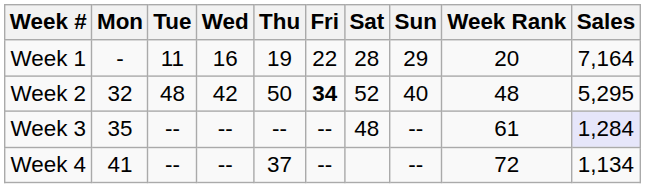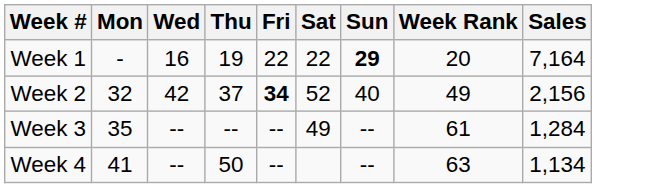- column: (172, 22)
(367, 57) 28 -> (318, 57) 22
(416, 57) normal -> (367, 57) bold
(280, 93) 50 -> (231, 93) 37
(507, 93) 48 -> (458, 93) 49
(606, 93) 5,295 -> (557, 93) 2,156
(367, 128) 48 -> (318, 128) 49
(606, 128) lavender background -> (557, 128) no background
(280, 164) 37 -> (231, 164) 50
(507, 164) 72 -> (458, 164) 63
